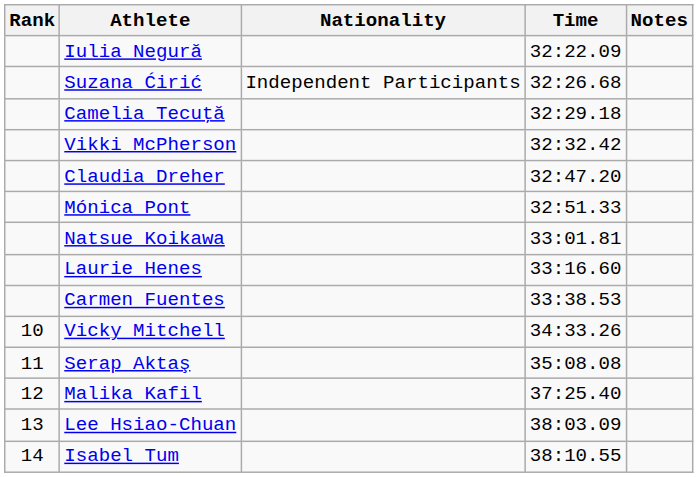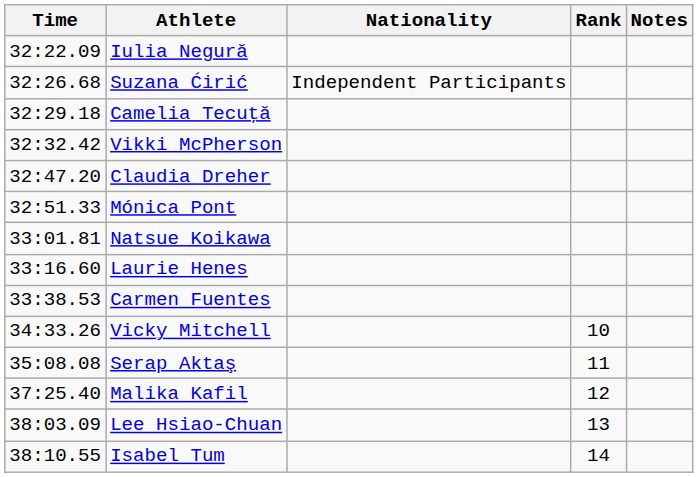columns swapped: (32, 20) <-> (576, 20)
